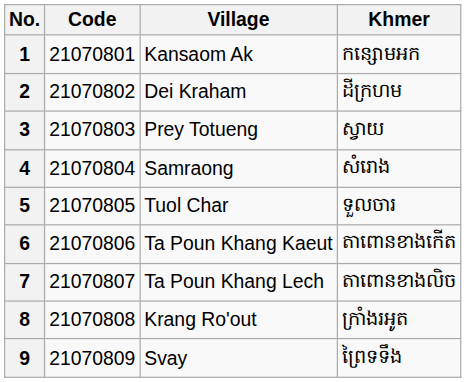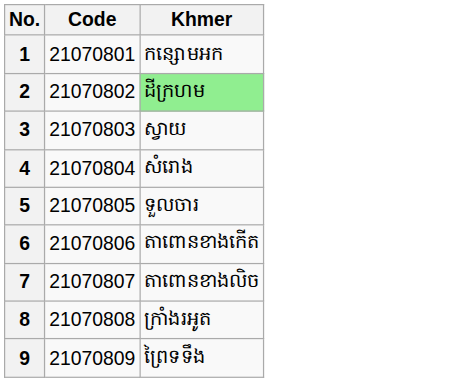- column: (238, 19)
(372, 90) no background -> (174, 90) lightgreen background
